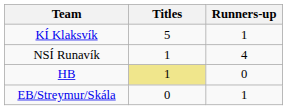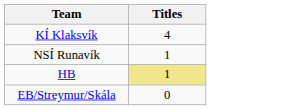- column: (244, 14)
(167, 34) 5 -> (167, 34) 4
